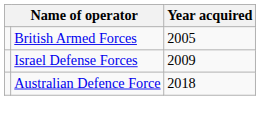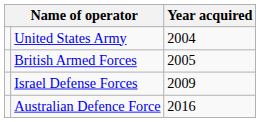+ row: (70, 38)
(181, 83) 2018 -> (181, 106) 2016
